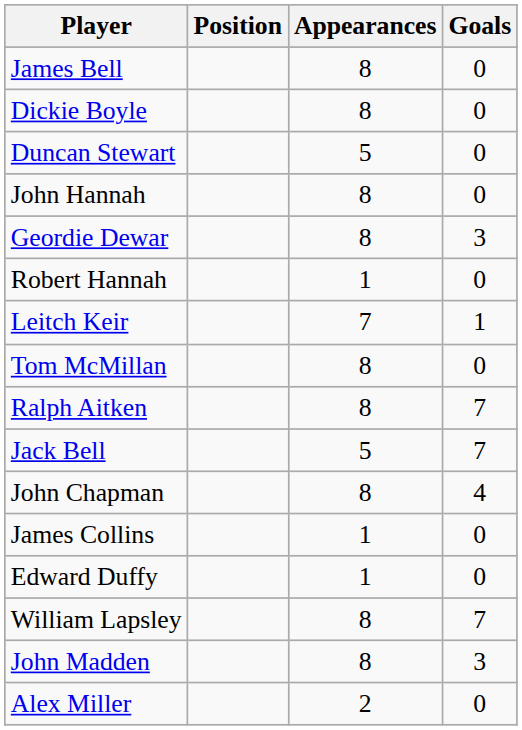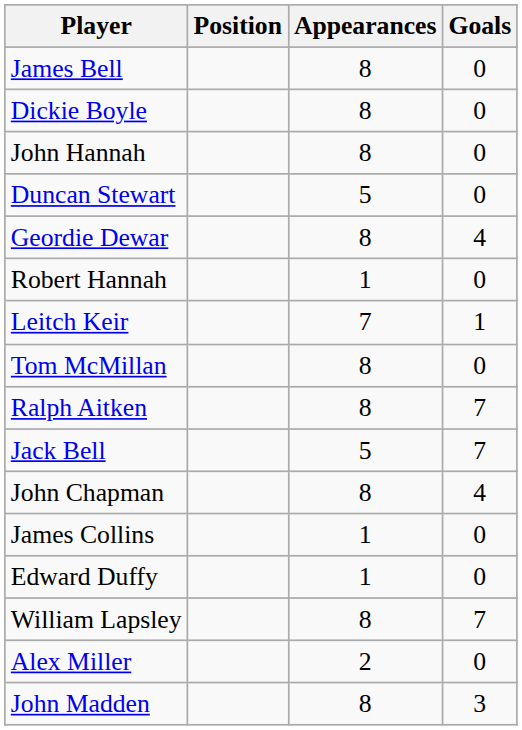rows swapped: (78, 195) <-> (93, 152)
(480, 237) 3 -> (480, 237) 4
rows swapped: (80, 661) <-> (71, 703)
